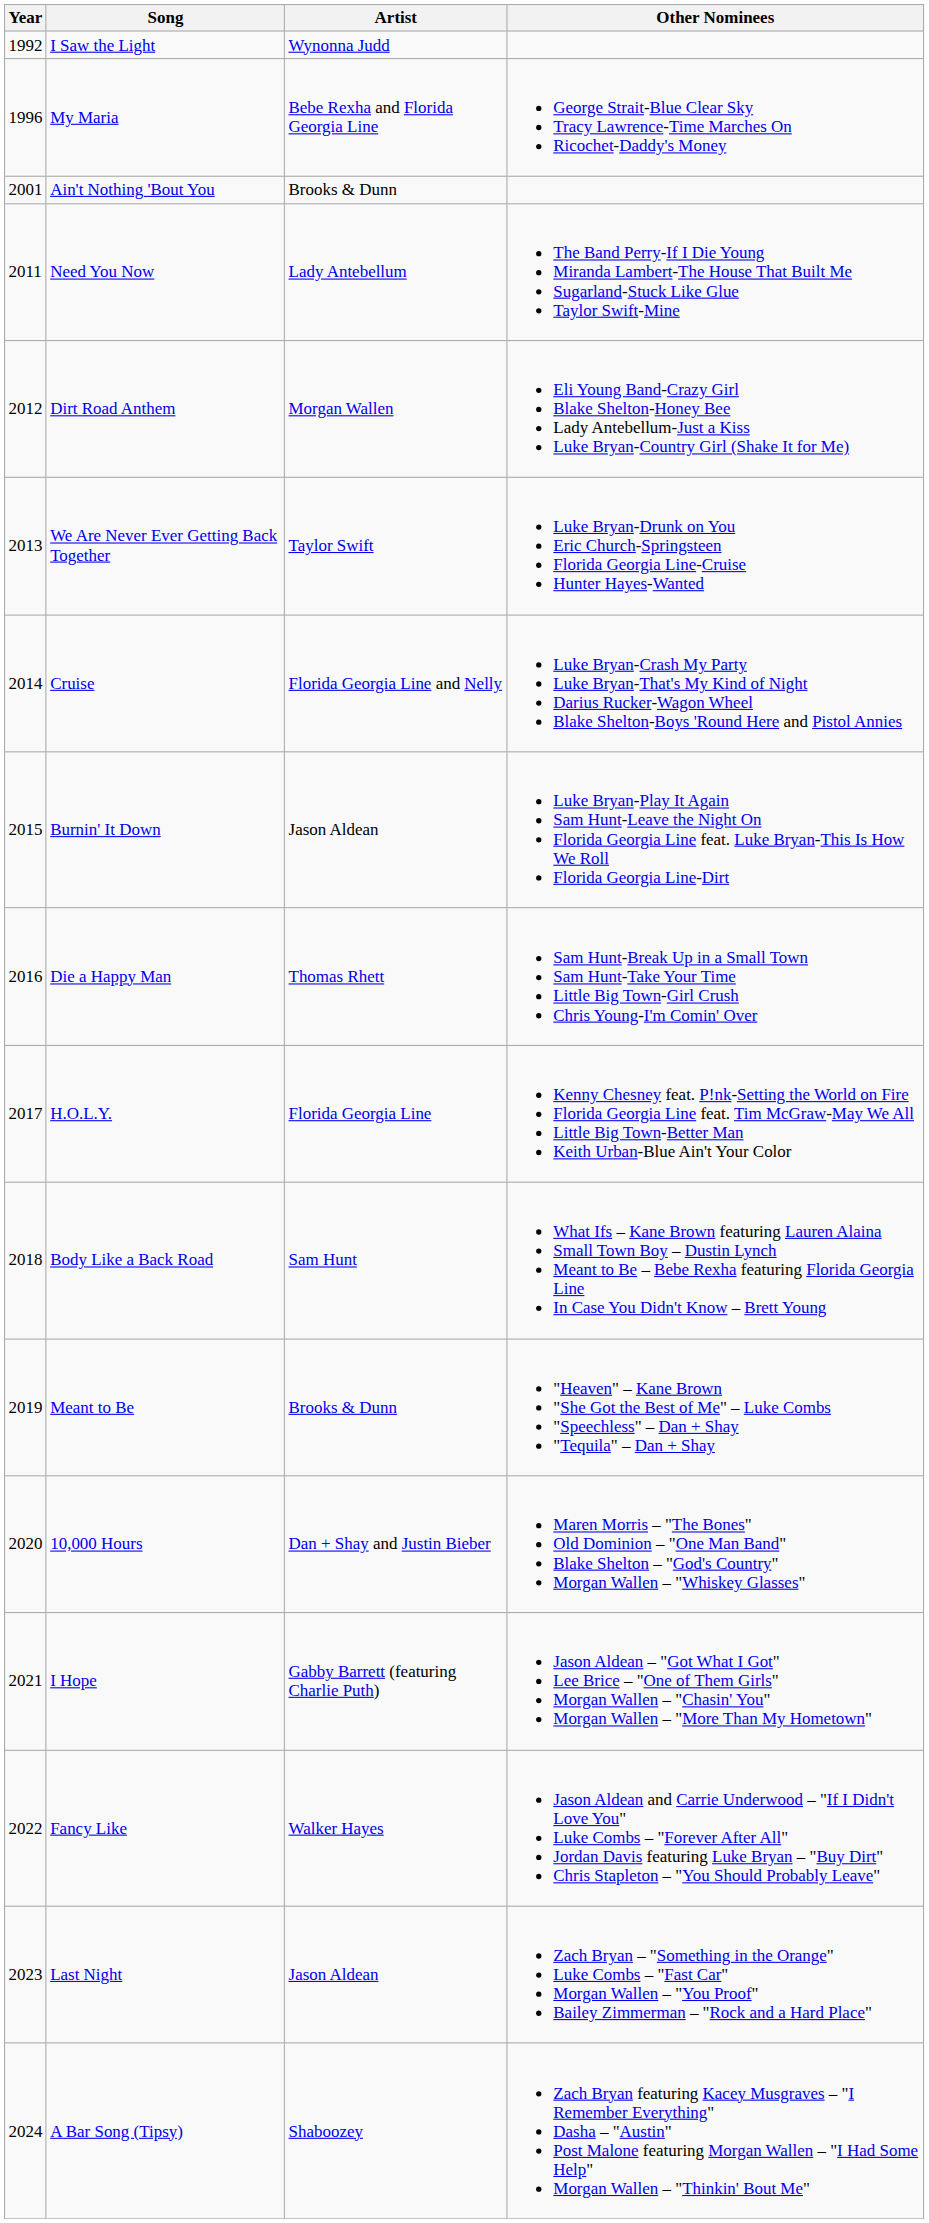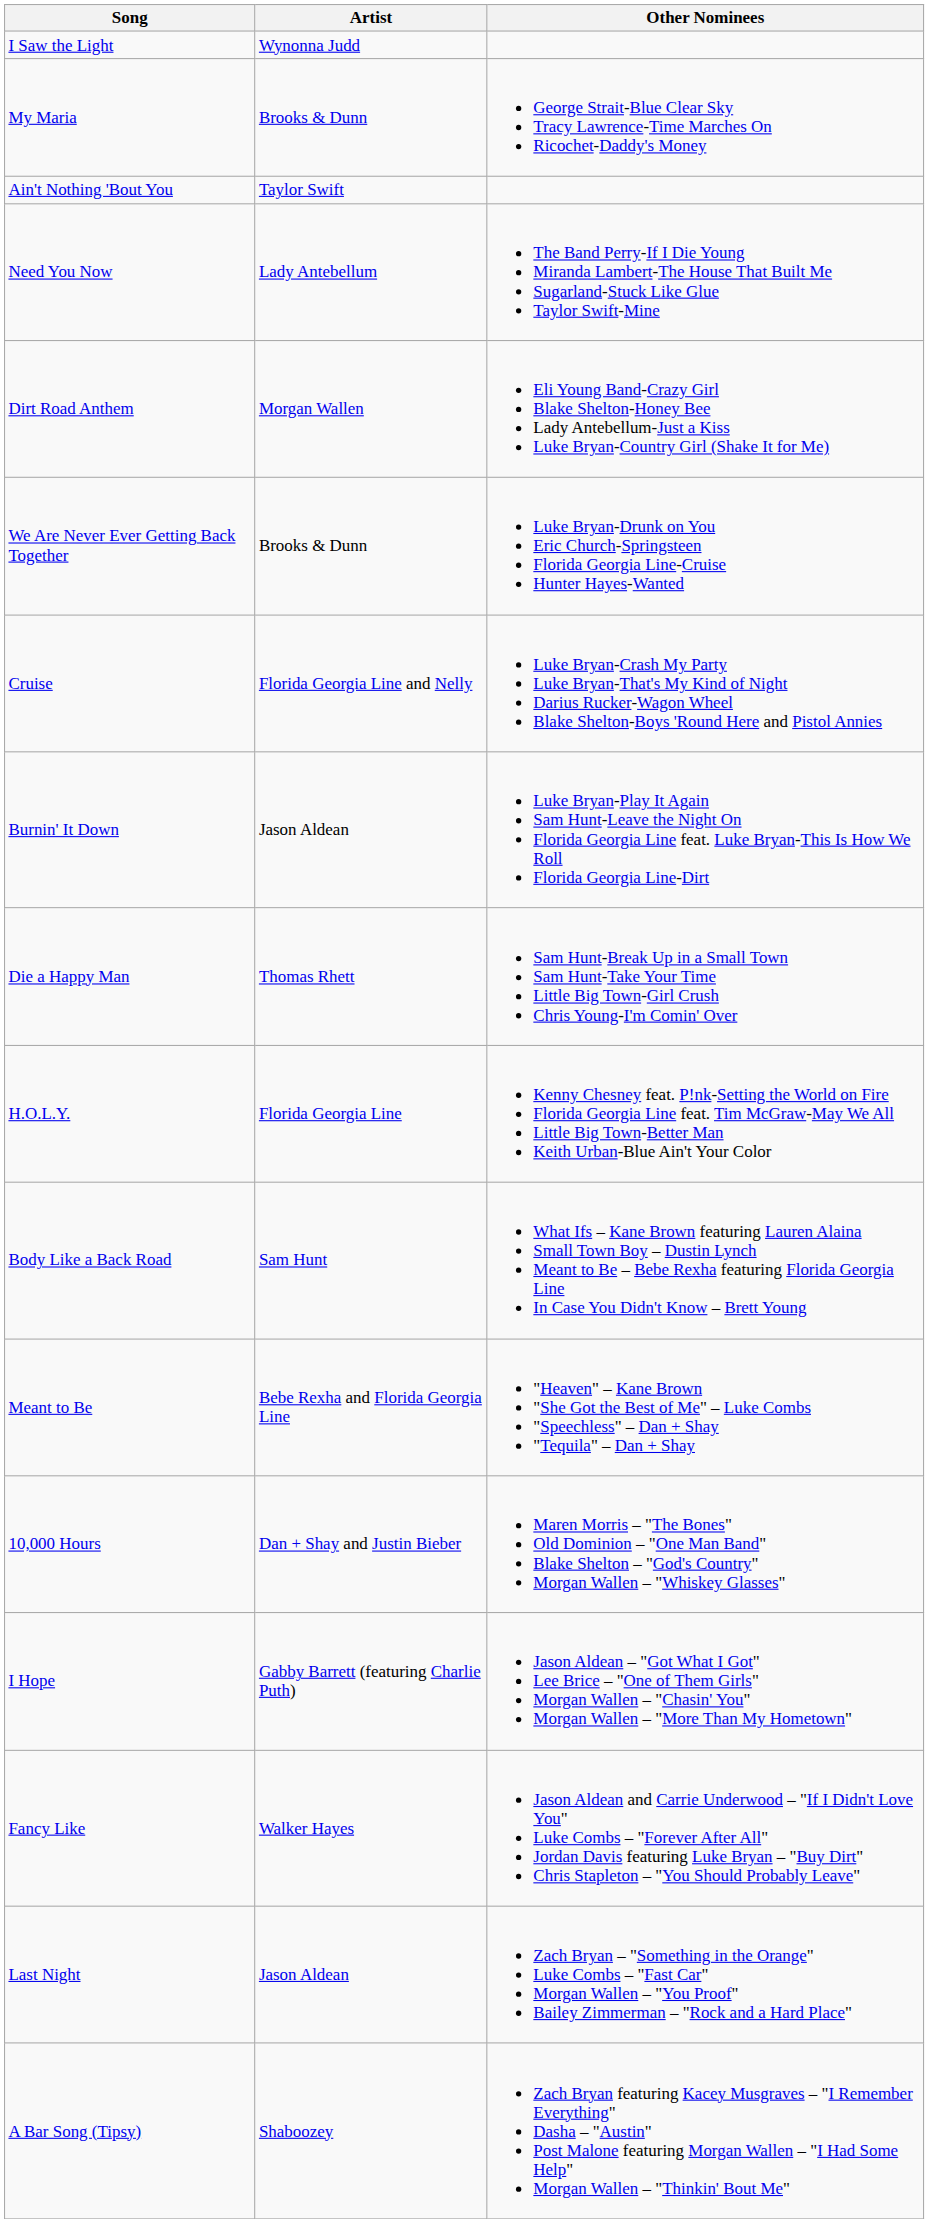- column: (25, 17)
(371, 117) Bebe Rexha and Florida Georgia Line -> (313, 117) Brooks & Dunn
(343, 189) Brooks & Dunn -> (301, 189) Taylor Swift
(331, 546) Taylor Swift -> (313, 546) Brooks & Dunn
(343, 1407) Brooks & Dunn -> (370, 1407) Bebe Rexha and Florida Georgia Line
